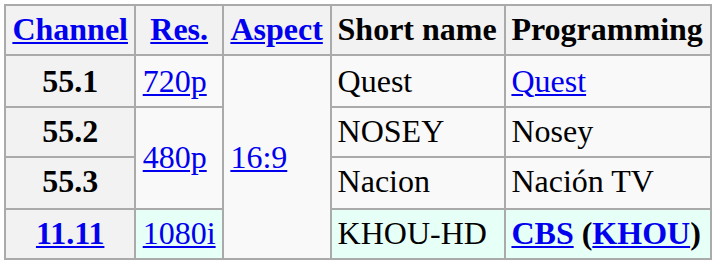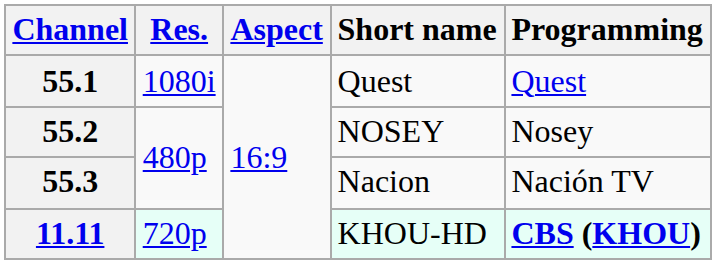(175, 80) 720p -> (179, 80) 1080i
(179, 232) 1080i -> (175, 232) 720p
